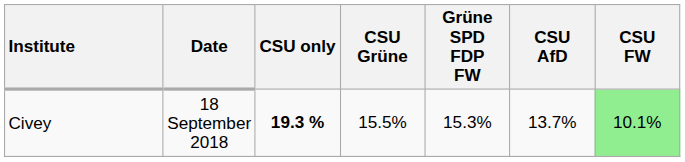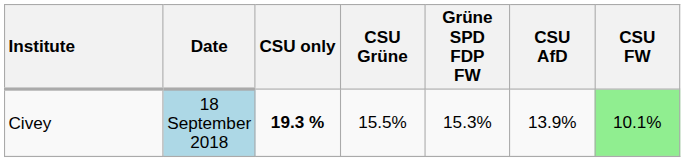(209, 123) no background -> (209, 123) lightblue background
(552, 122) 13.7% -> (552, 122) 13.9%
